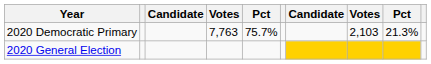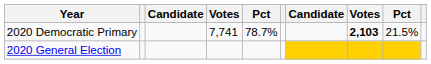(223, 32) 7,763 -> (223, 32) 7,741
(261, 32) 75.7% -> (261, 32) 78.7%
(364, 32) normal -> (364, 32) bold
(402, 32) 21.3% -> (402, 32) 21.5%
